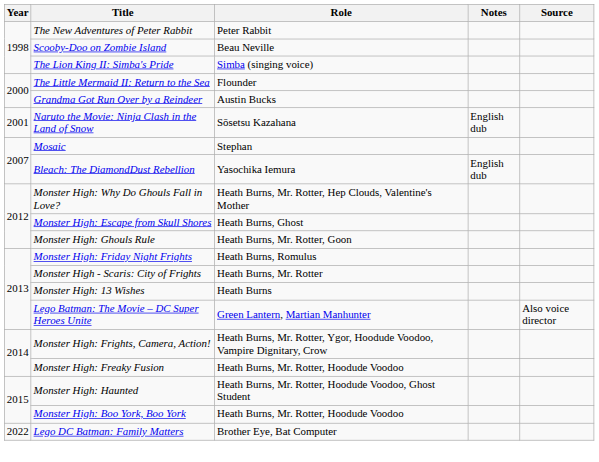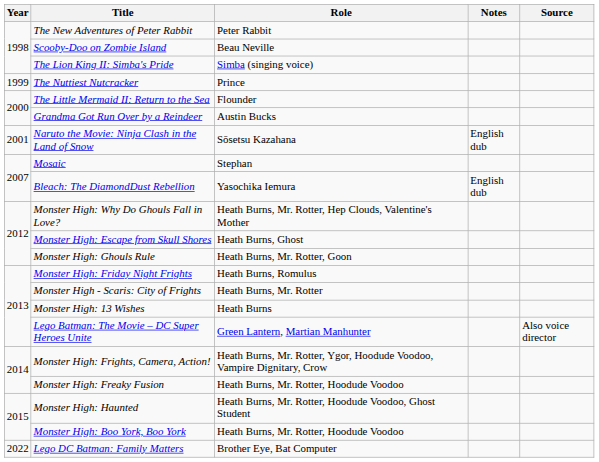+ row: (86, 82)
